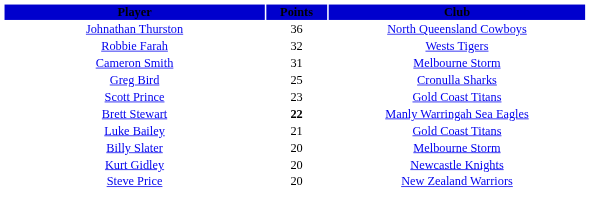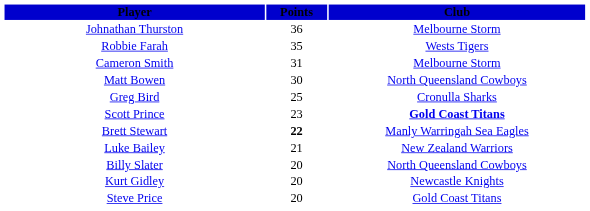(457, 29) North Queensland Cowboys -> (457, 29) Melbourne Storm
(297, 46) 32 -> (297, 46) 35
+ row: (135, 80)
(457, 97) normal -> (457, 113) bold
(457, 130) Gold Coast Titans -> (457, 147) New Zealand Warriors
(457, 147) Melbourne Storm -> (457, 164) North Queensland Cowboys
(457, 181) New Zealand Warriors -> (457, 198) Gold Coast Titans
